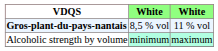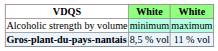rows swapped: (67, 39) <-> (67, 25)
